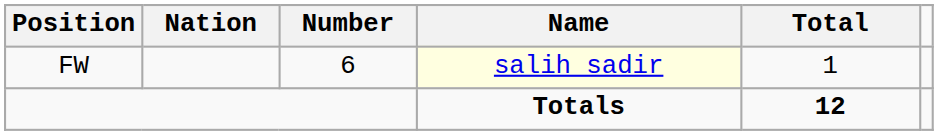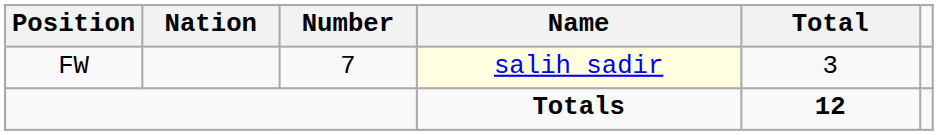(348, 68) 6 -> (348, 68) 7
(830, 68) 1 -> (830, 68) 3
